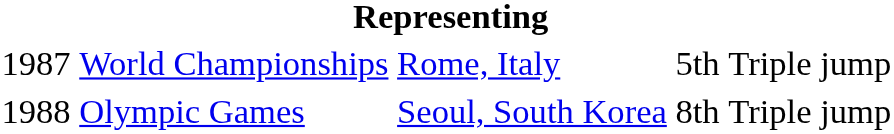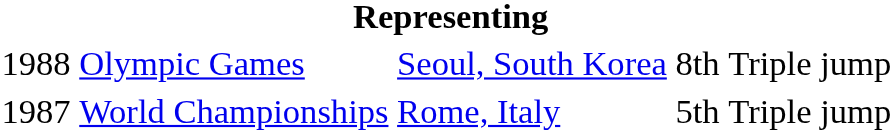rows swapped: (234, 63) <-> (192, 111)
